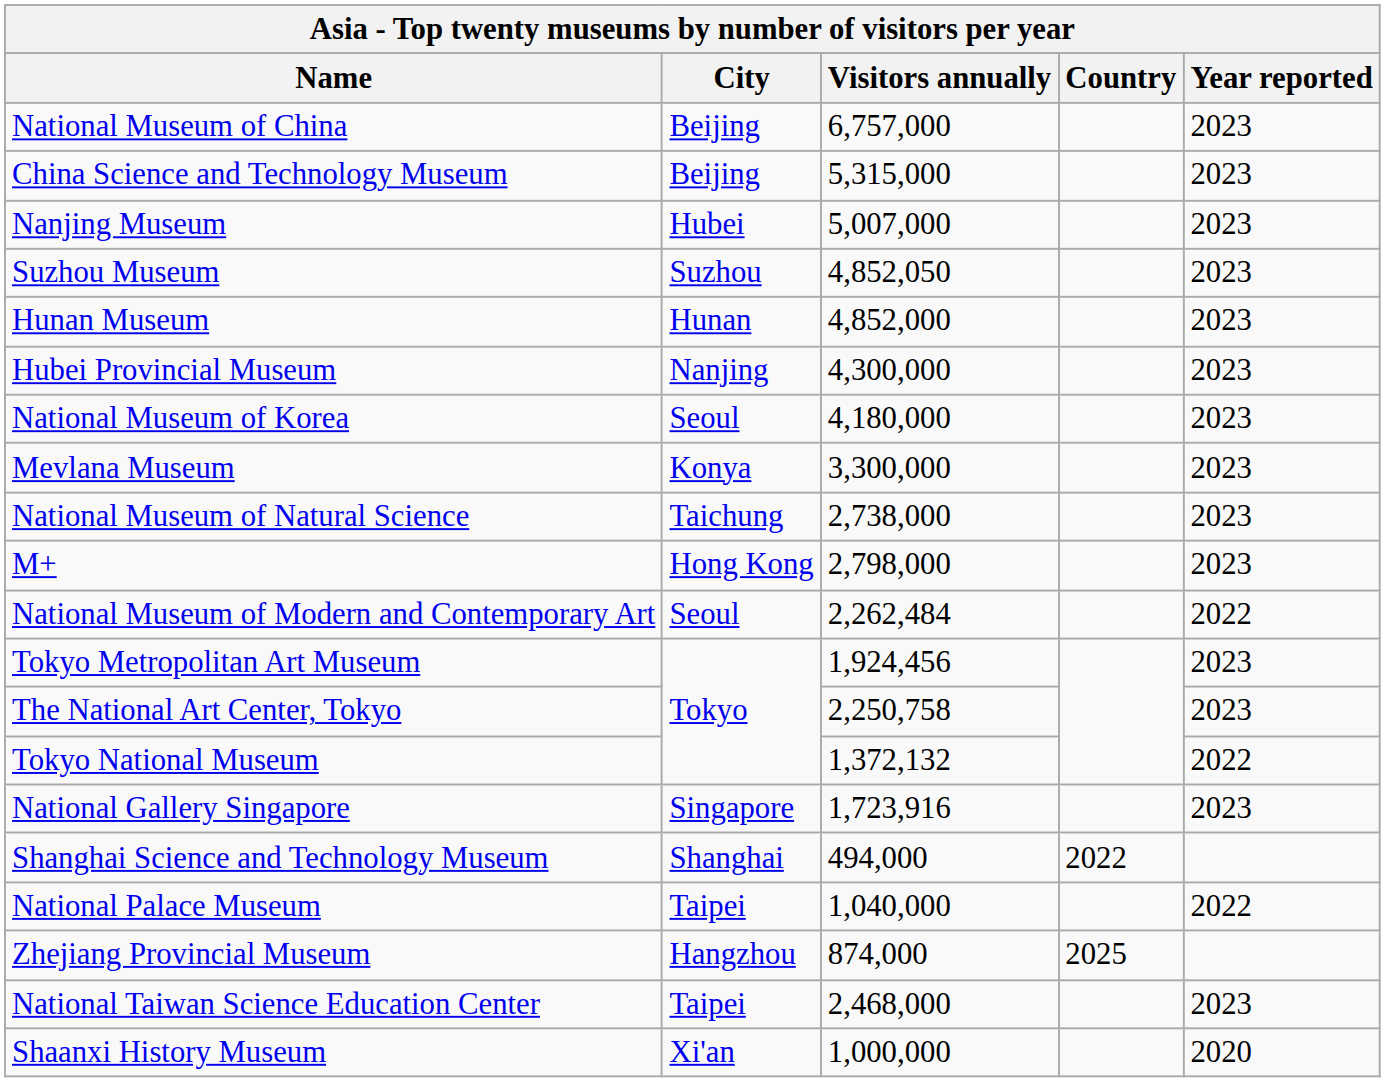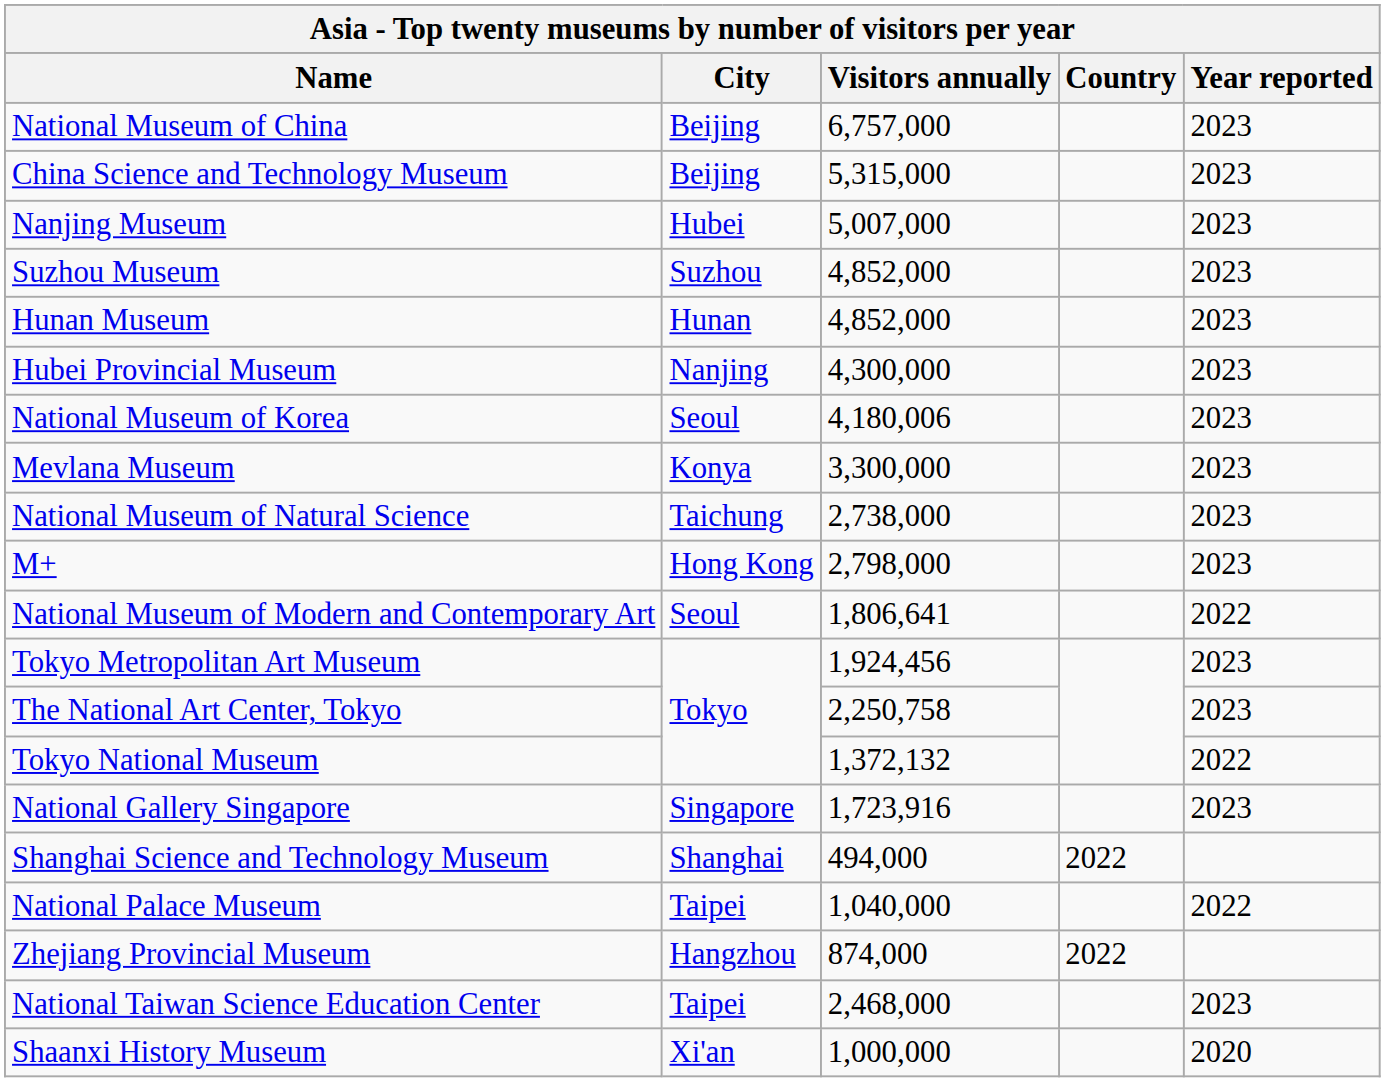(889, 272) 4,852,050 -> (889, 272) 4,852,000
(889, 418) 4,180,000 -> (889, 418) 4,180,006
(889, 613) 2,262,484 -> (889, 613) 1,806,641
(1096, 954) 2025 -> (1096, 954) 2022
